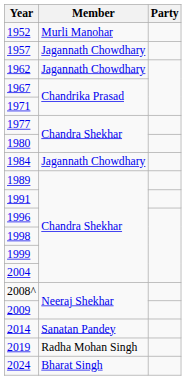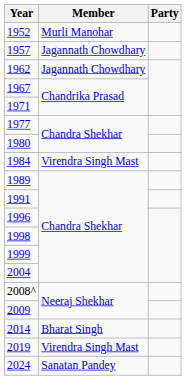(93, 161) Jagannath Chowdhary -> (90, 161) Virendra Singh Mast
(78, 328) Sanatan Pandey -> (72, 328) Bharat Singh
(89, 347) Radha Mohan Singh -> (90, 347) Virendra Singh Mast
(72, 365) Bharat Singh -> (78, 365) Sanatan Pandey
